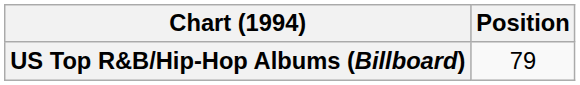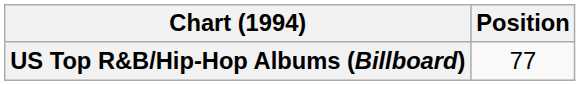(523, 60) 79 -> (523, 60) 77
